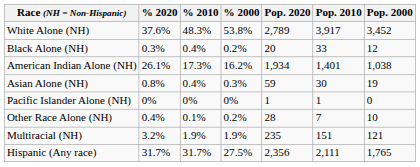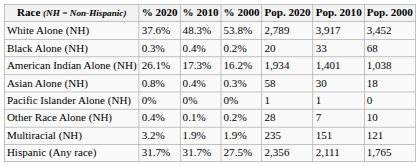(372, 48) 12 -> (372, 48) 68
(270, 83) 59 -> (270, 83) 58
(372, 83) 19 -> (372, 83) 18
